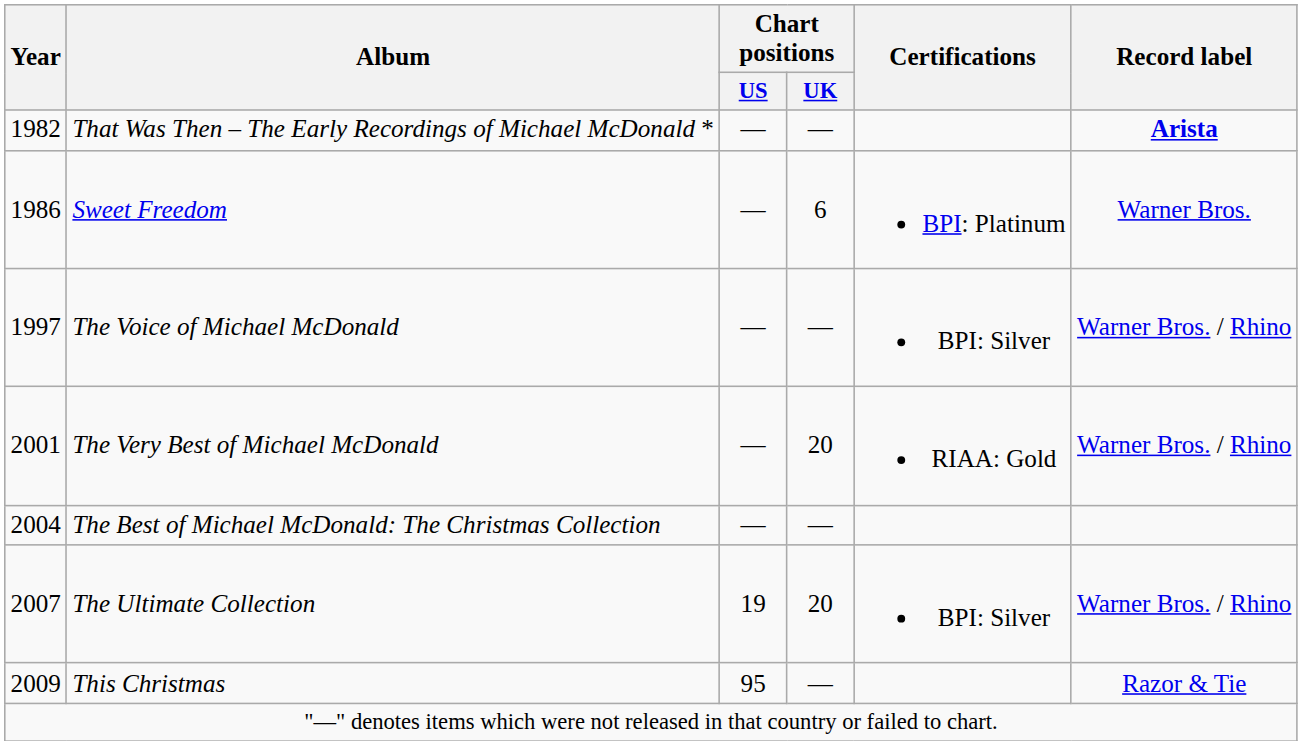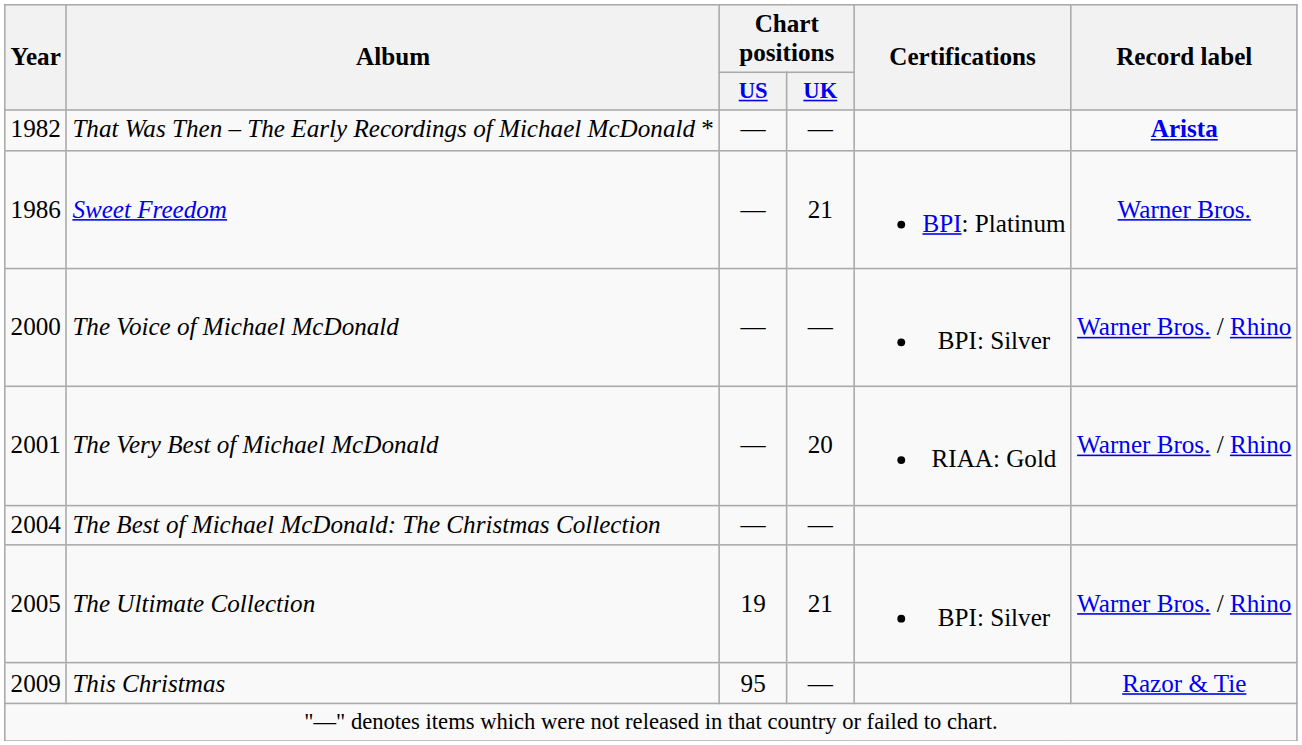(820, 208) 6 -> (820, 208) 21
(36, 327) 1997 -> (36, 327) 2000
(36, 603) 2007 -> (36, 603) 2005
(820, 603) 20 -> (820, 603) 21
